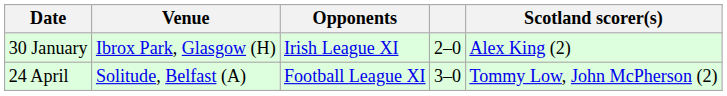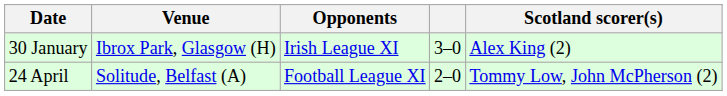(447, 47) 2–0 -> (447, 47) 3–0
(447, 76) 3–0 -> (447, 76) 2–0
